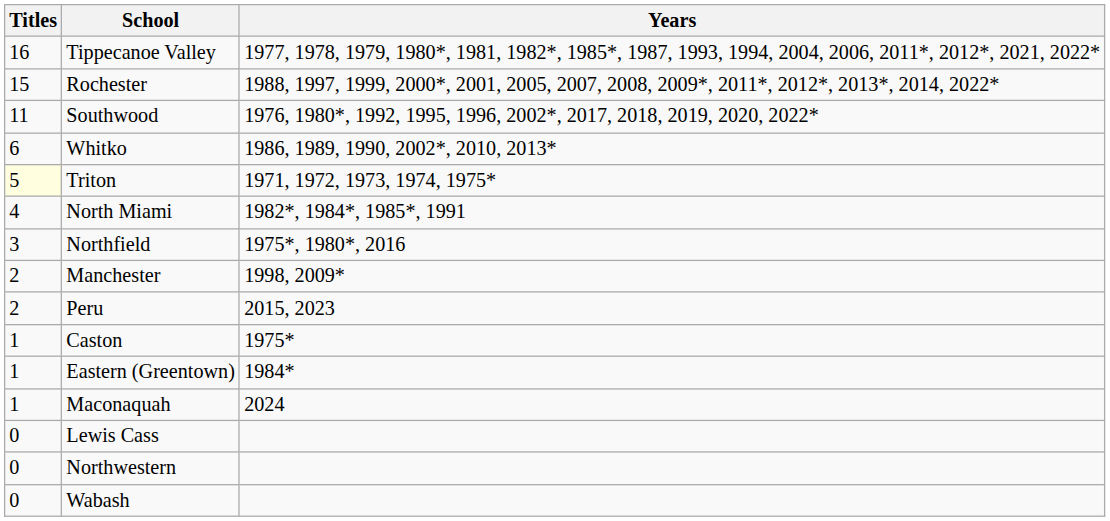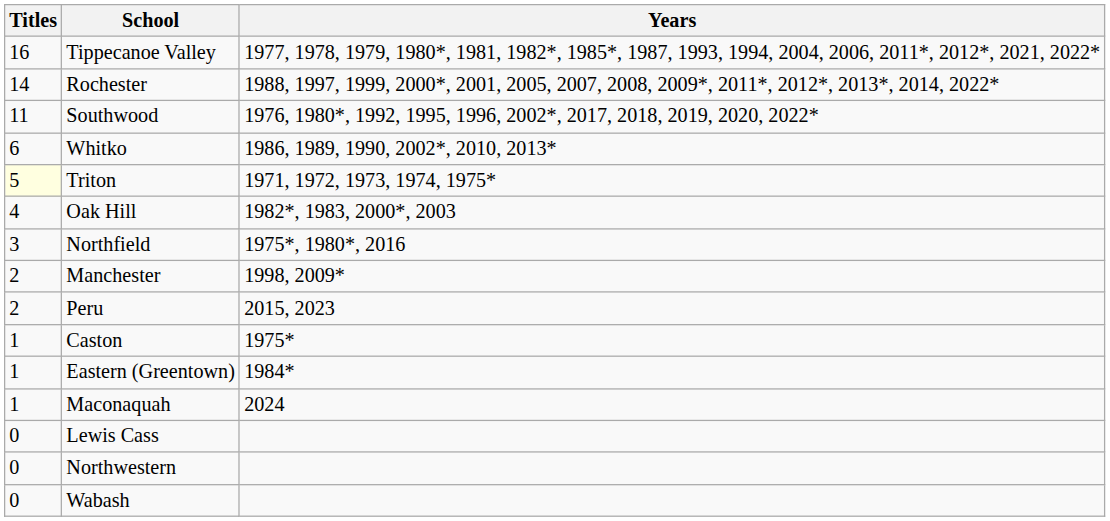(19, 84) 15 -> (19, 84) 14
- row: (119, 212)
+ row: (101, 212)
